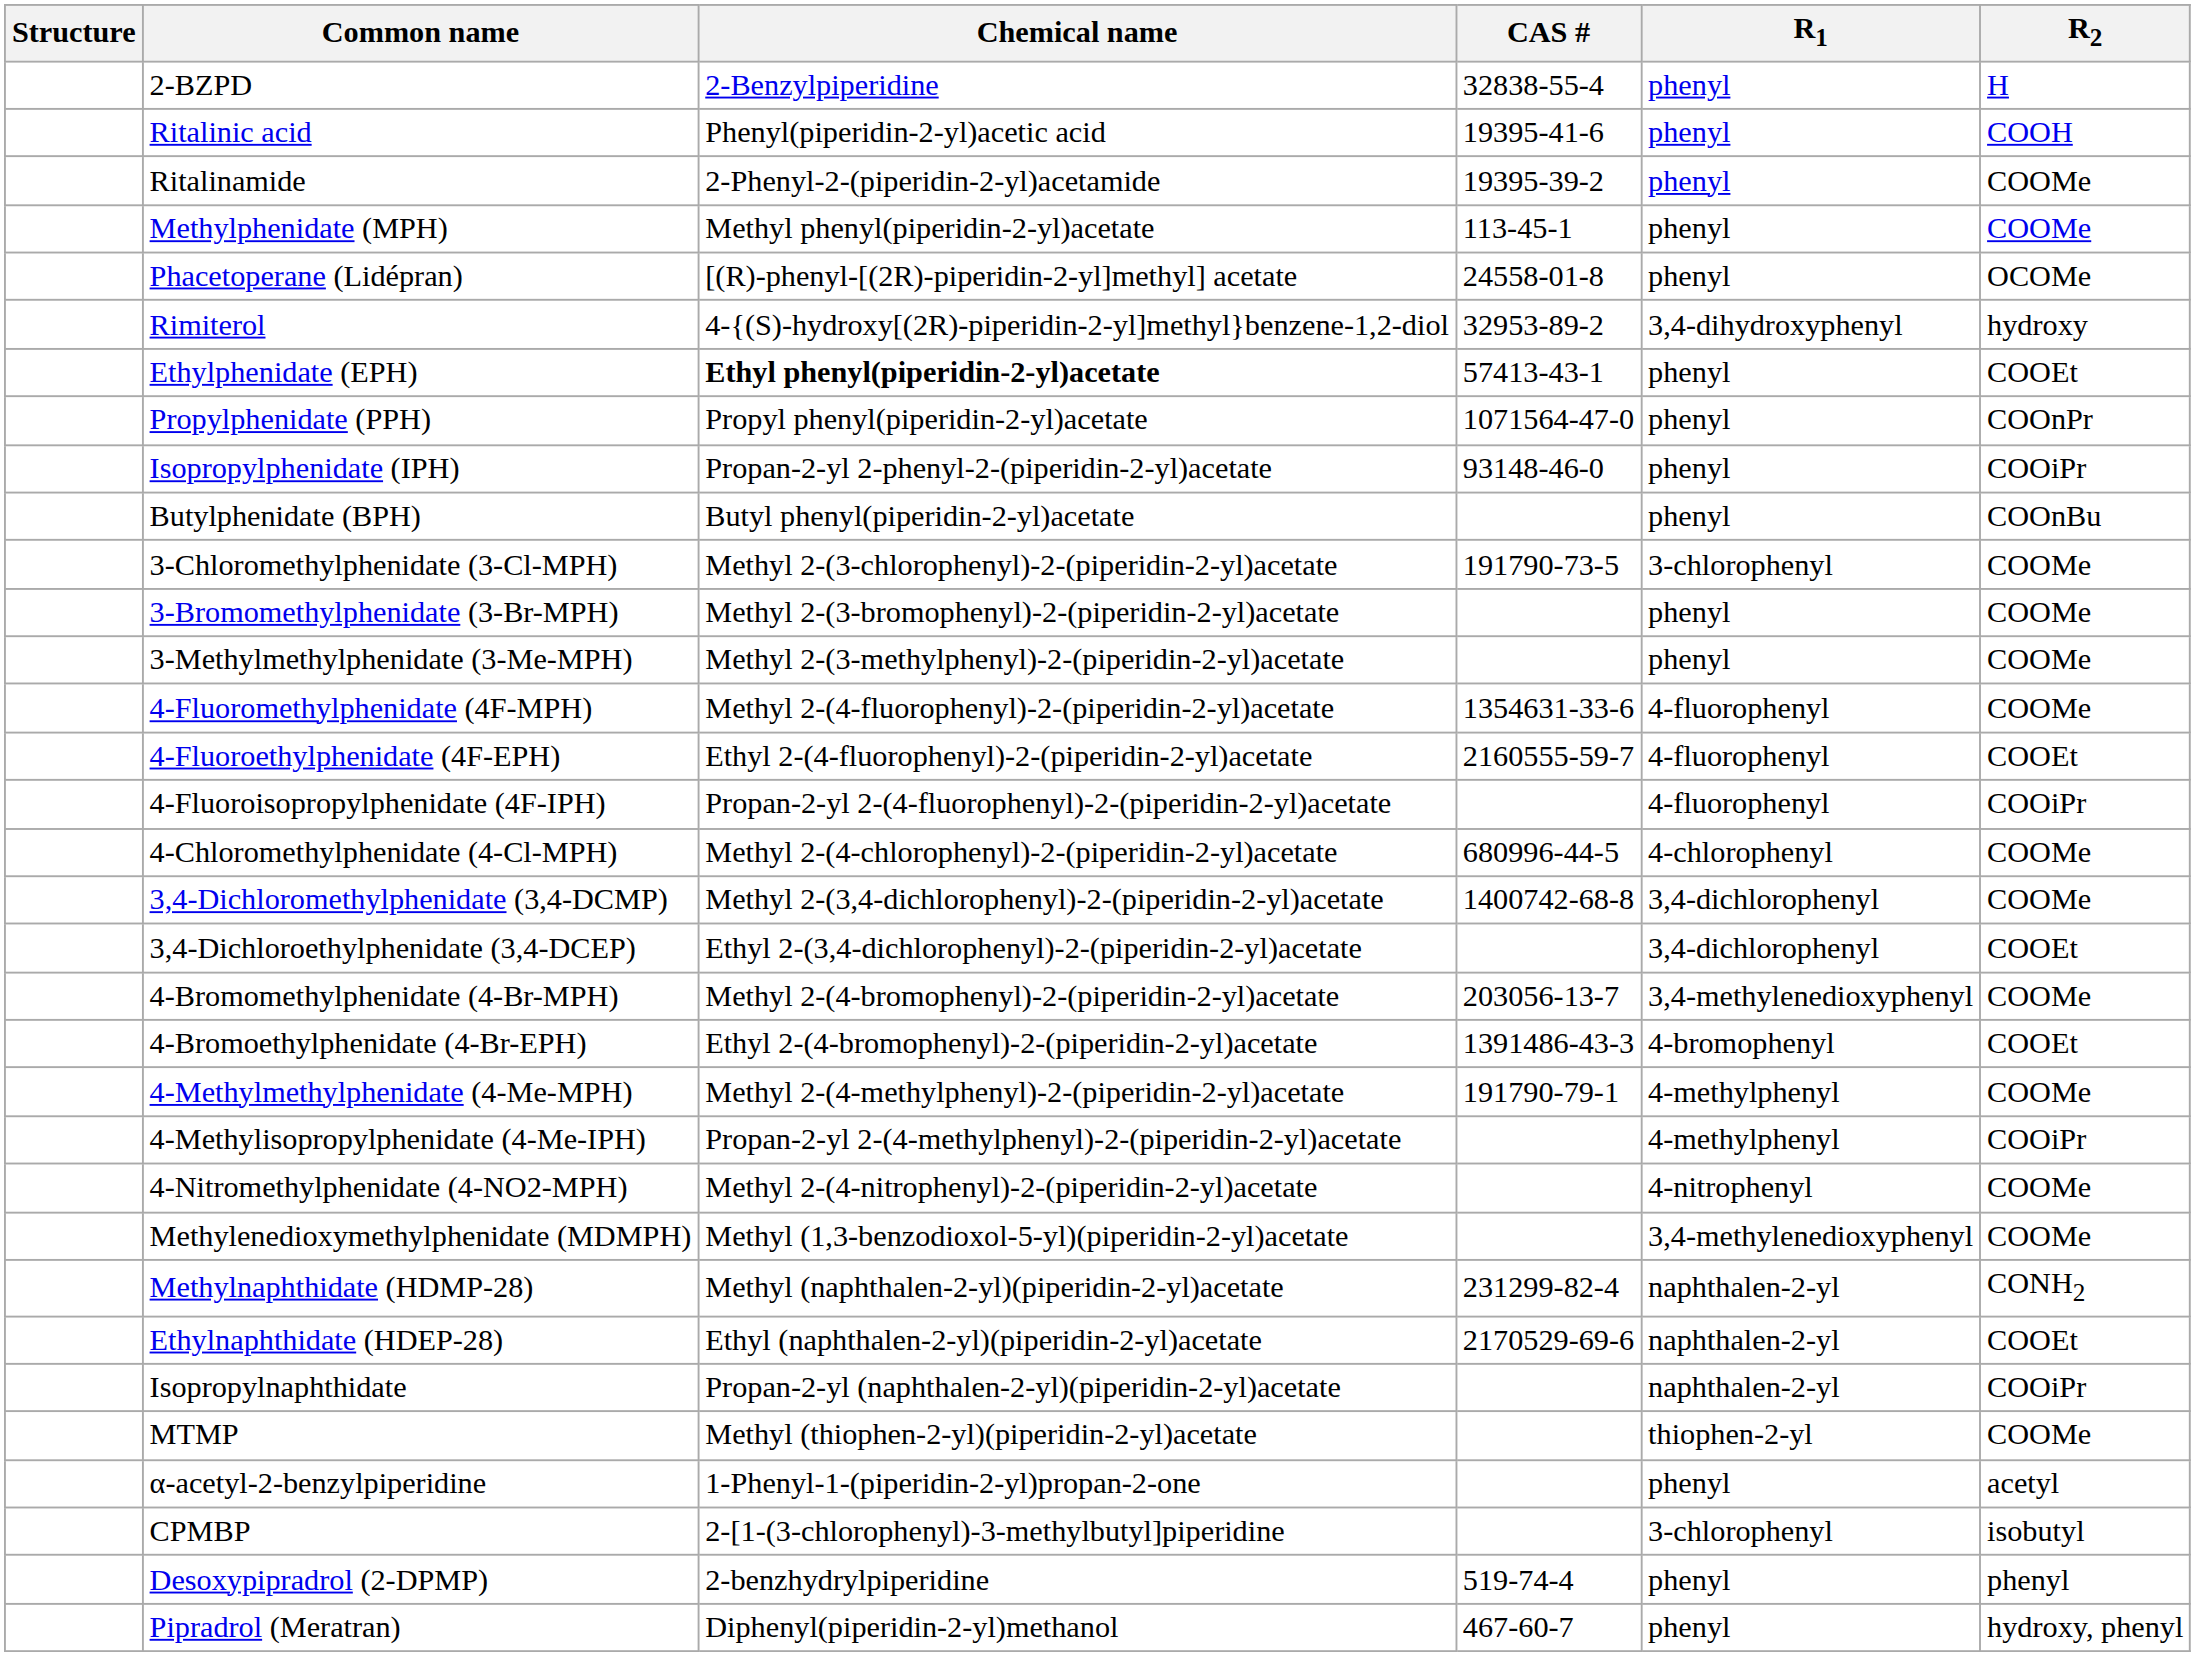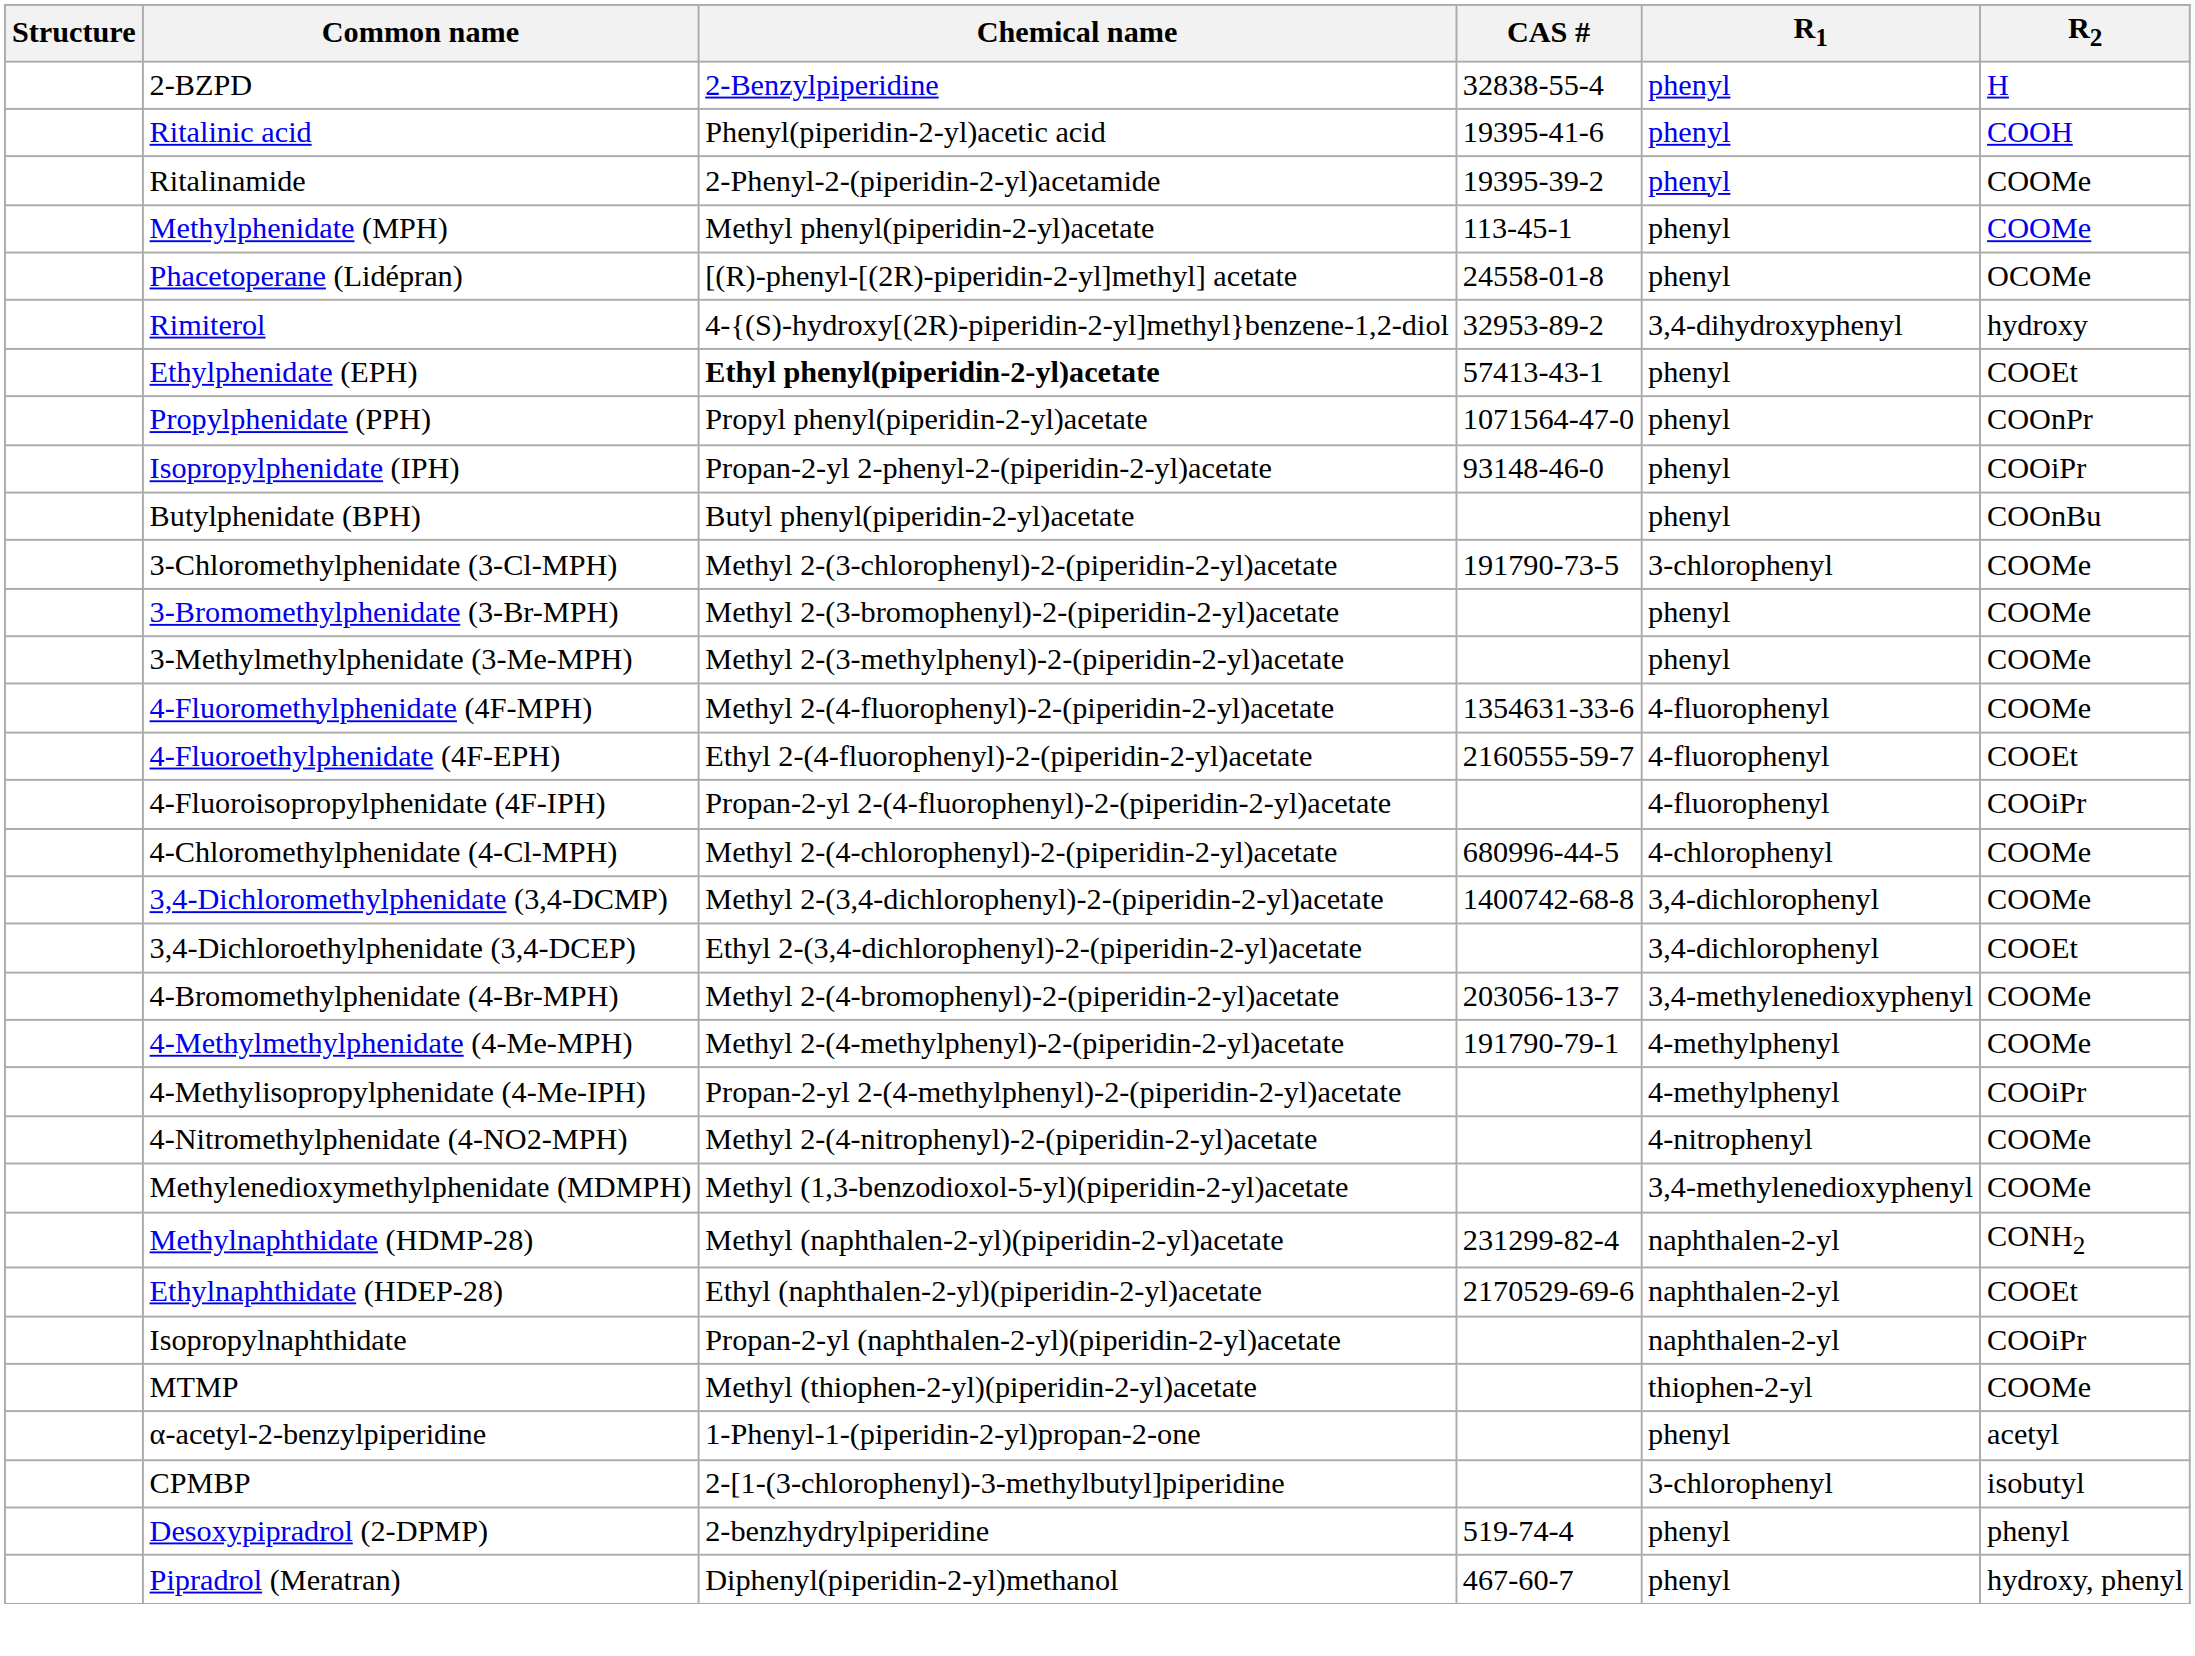- row: (368, 1043)
